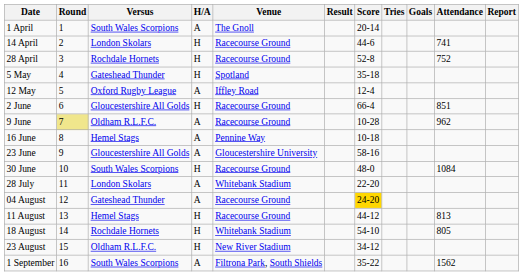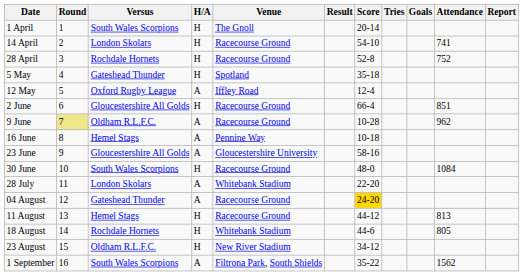(197, 28) A -> (197, 28) H
(366, 44) 44-6 -> (368, 44) 54-10
(368, 232) 54-10 -> (366, 232) 44-6
